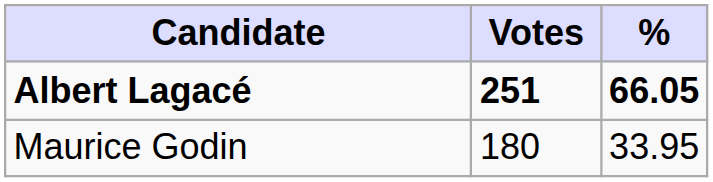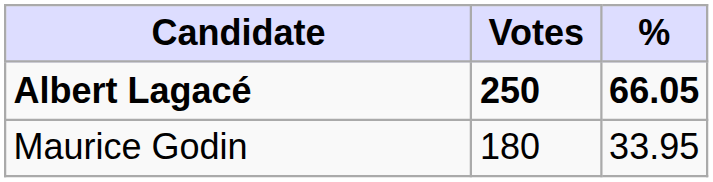(510, 90) 251 -> (510, 90) 250
